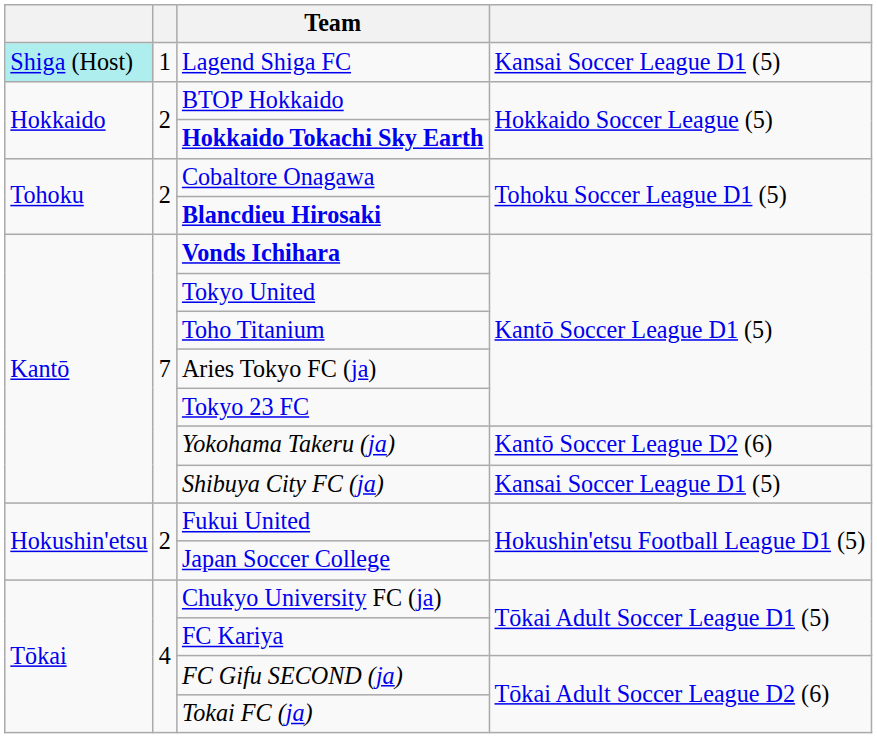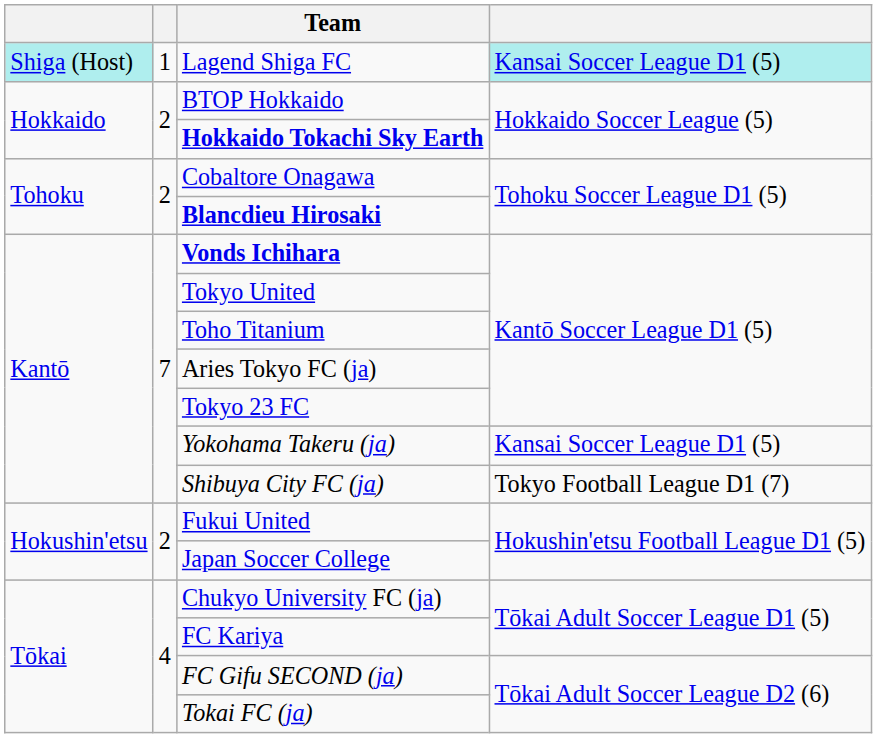(637, 61) no background -> (637, 61) paleturquoise background
(633, 445) Kantō Soccer League D2 (6) -> (637, 445) Kansai Soccer League D1 (5)
(637, 483) Kansai Soccer League D1 (5) -> (642, 483) Tokyo Football League D1 (7)
